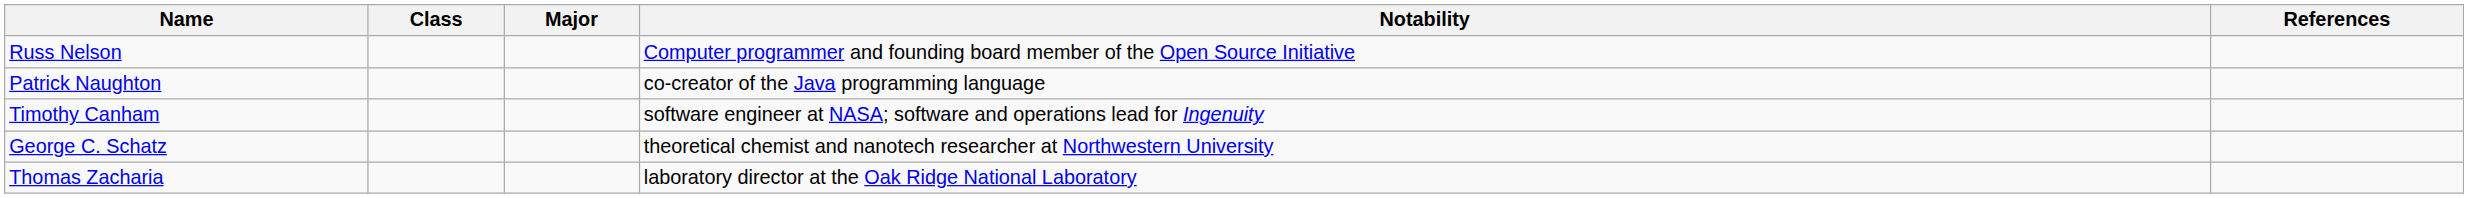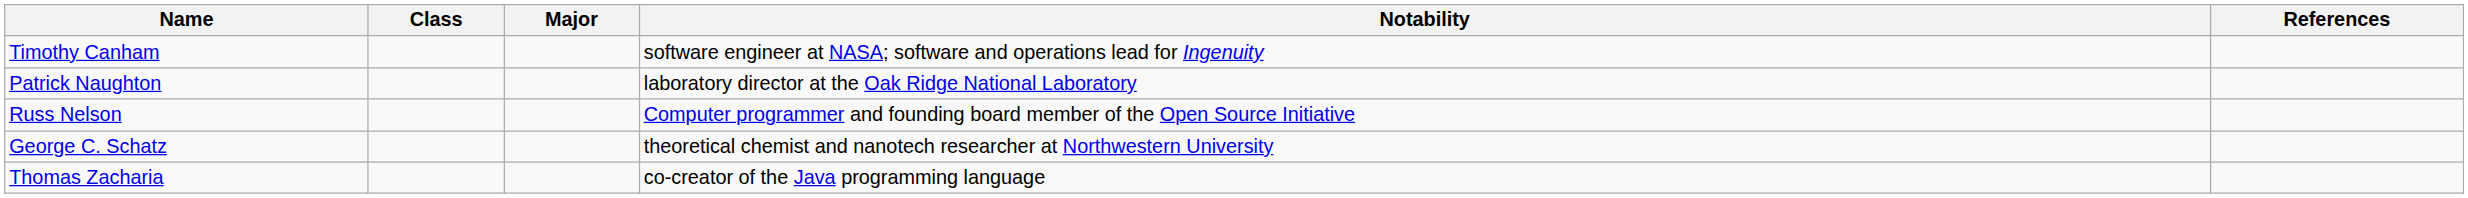rows swapped: (84, 114) <-> (65, 51)
(844, 83) co-creator of the Java programming language -> (890, 83) laboratory director at the Oak Ridge National Laboratory
(890, 177) laboratory director at the Oak Ridge National Laboratory -> (844, 177) co-creator of the Java programming language
